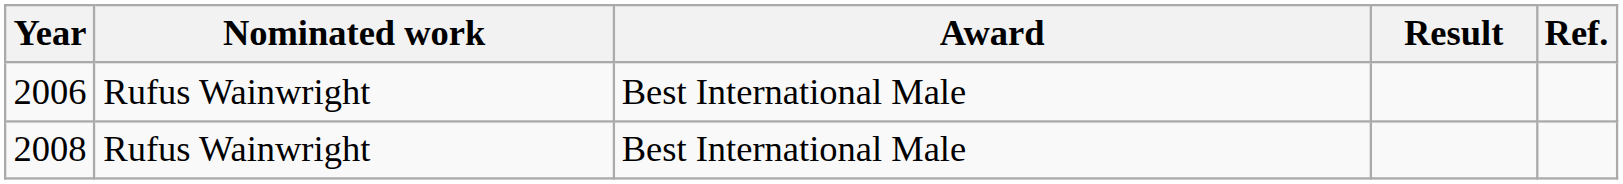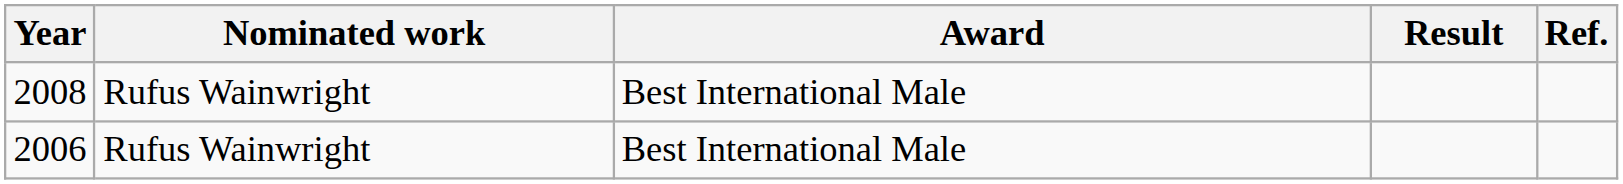rows swapped: (50, 91) <-> (50, 149)
